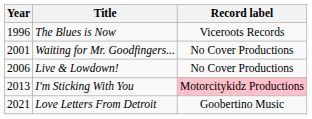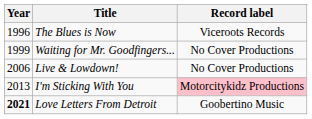(19, 50) 2001 -> (19, 50) 1999
(19, 104) normal -> (19, 104) bold
